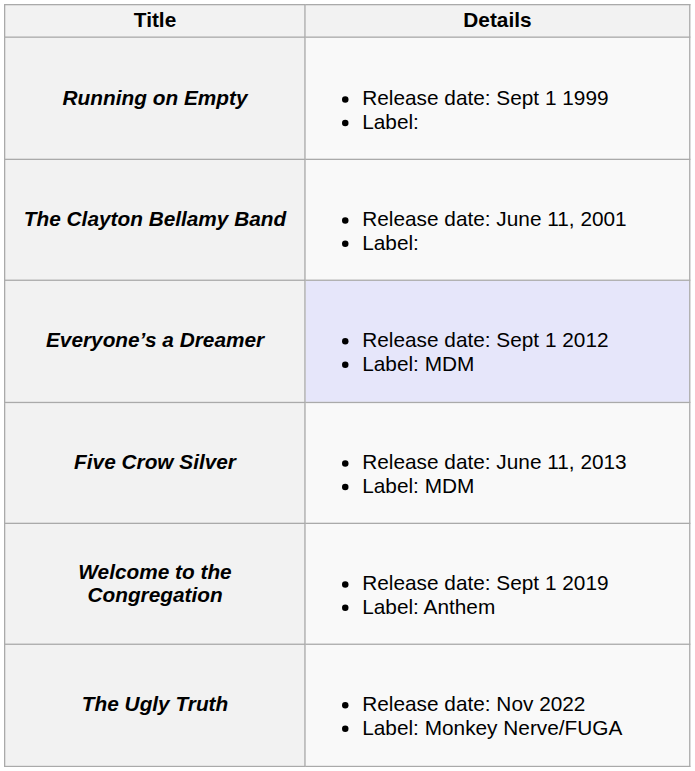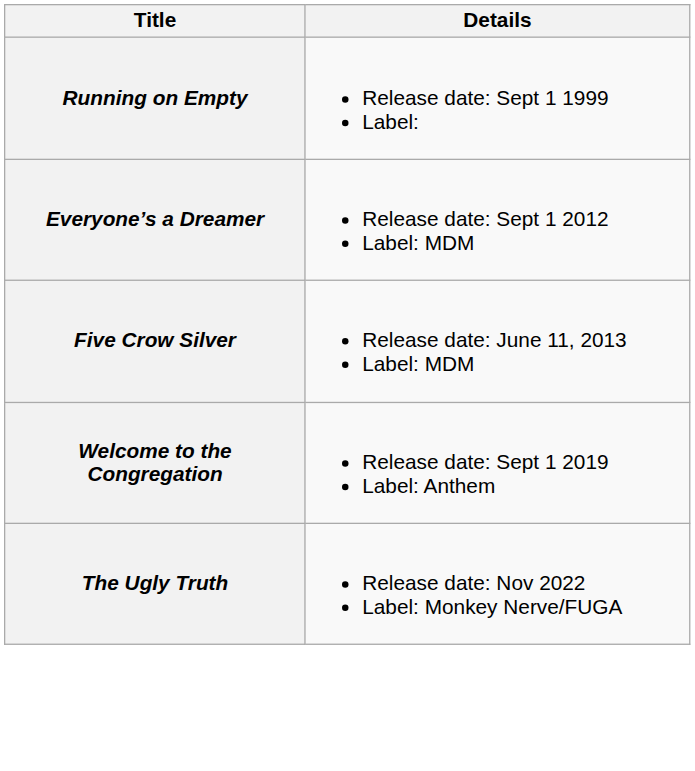- row: (155, 219)
(497, 353) lavender background -> (497, 231) no background
